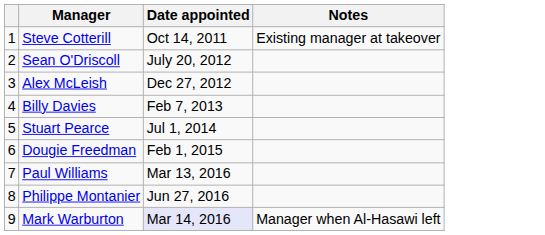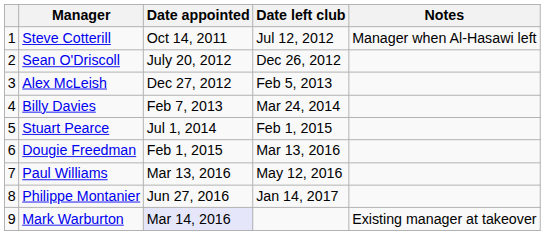+ column: (301, 15)
(348, 38) Existing manager at takeover -> (444, 38) Manager when Al-Hasawi left
(348, 219) Manager when Al-Hasawi left -> (444, 219) Existing manager at takeover
